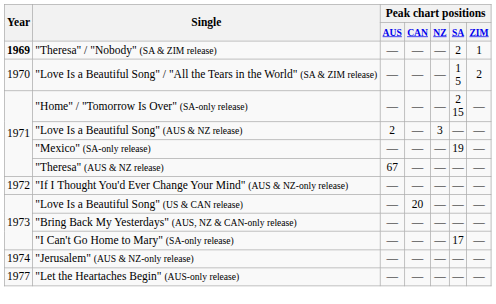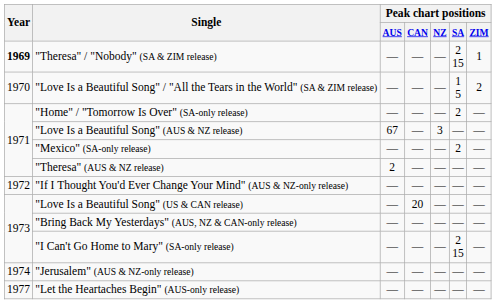(458, 50) 2 -> (458, 56) 2 15
(458, 106) 2 15 -> (458, 112) 2
(392, 130) 2 -> (392, 130) 67
(458, 149) 19 -> (458, 149) 2
(392, 167) 67 -> (392, 167) 2
(458, 240) 17 -> (458, 247) 2 15
